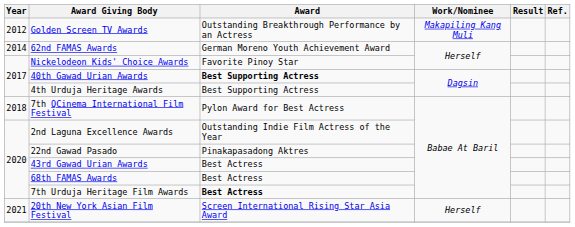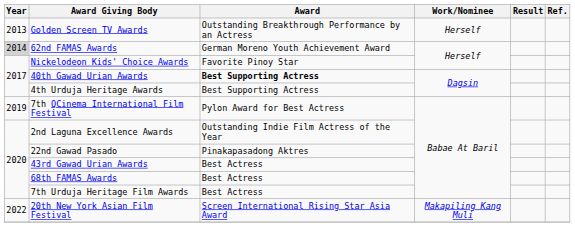(17, 30) 2012 -> (17, 30) 2013
(463, 30) Makapiling Kang Muli -> (463, 30) Herself
(17, 49) no background -> (17, 49) lightgrey background
(17, 108) 2018 -> (17, 108) 2019
(232, 192) bold -> (232, 192) normal
(17, 211) 2021 -> (17, 211) 2022
(463, 211) Herself -> (463, 211) Makapiling Kang Muli
